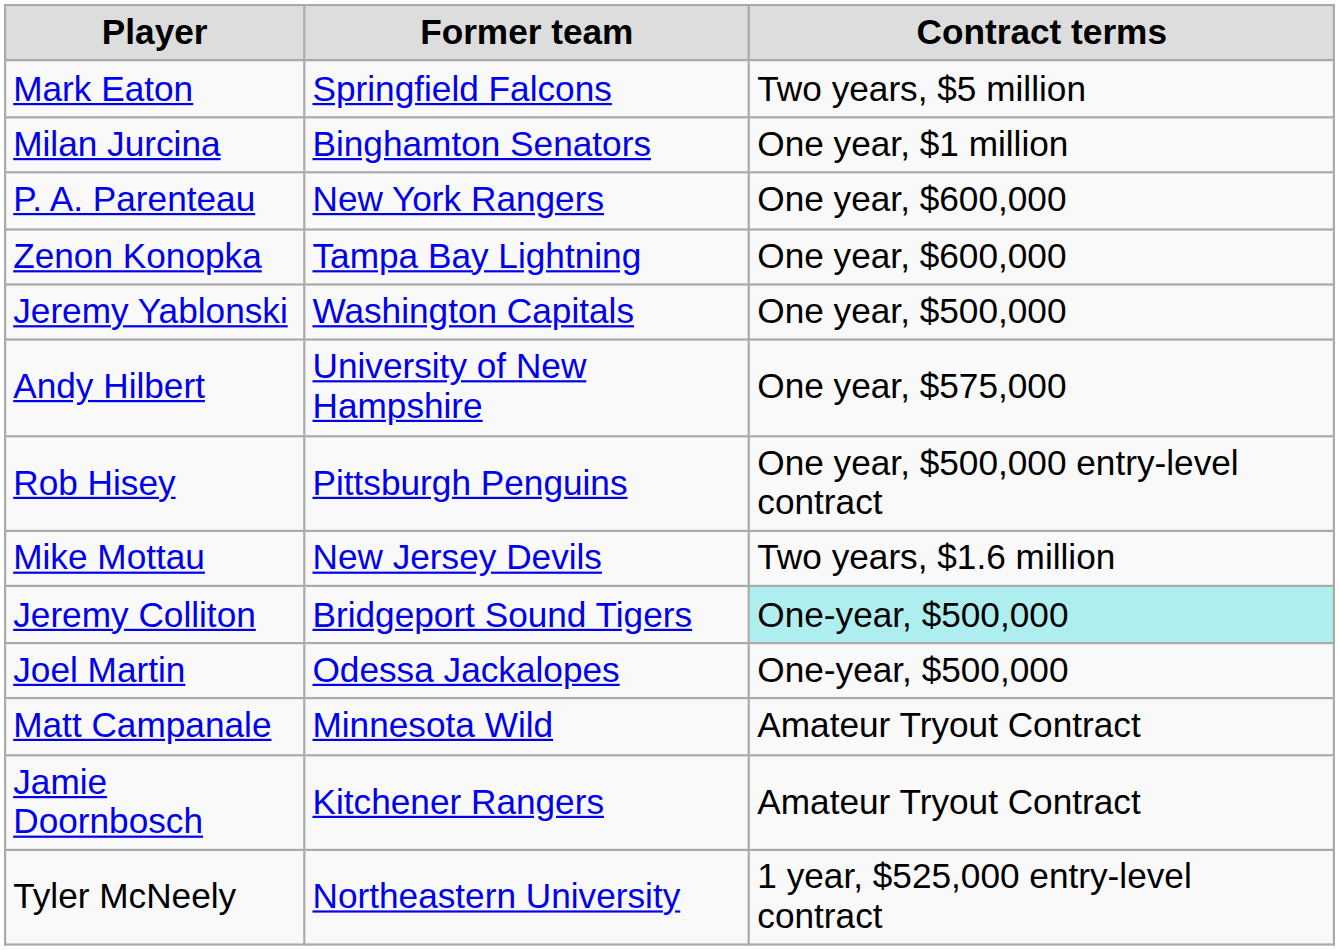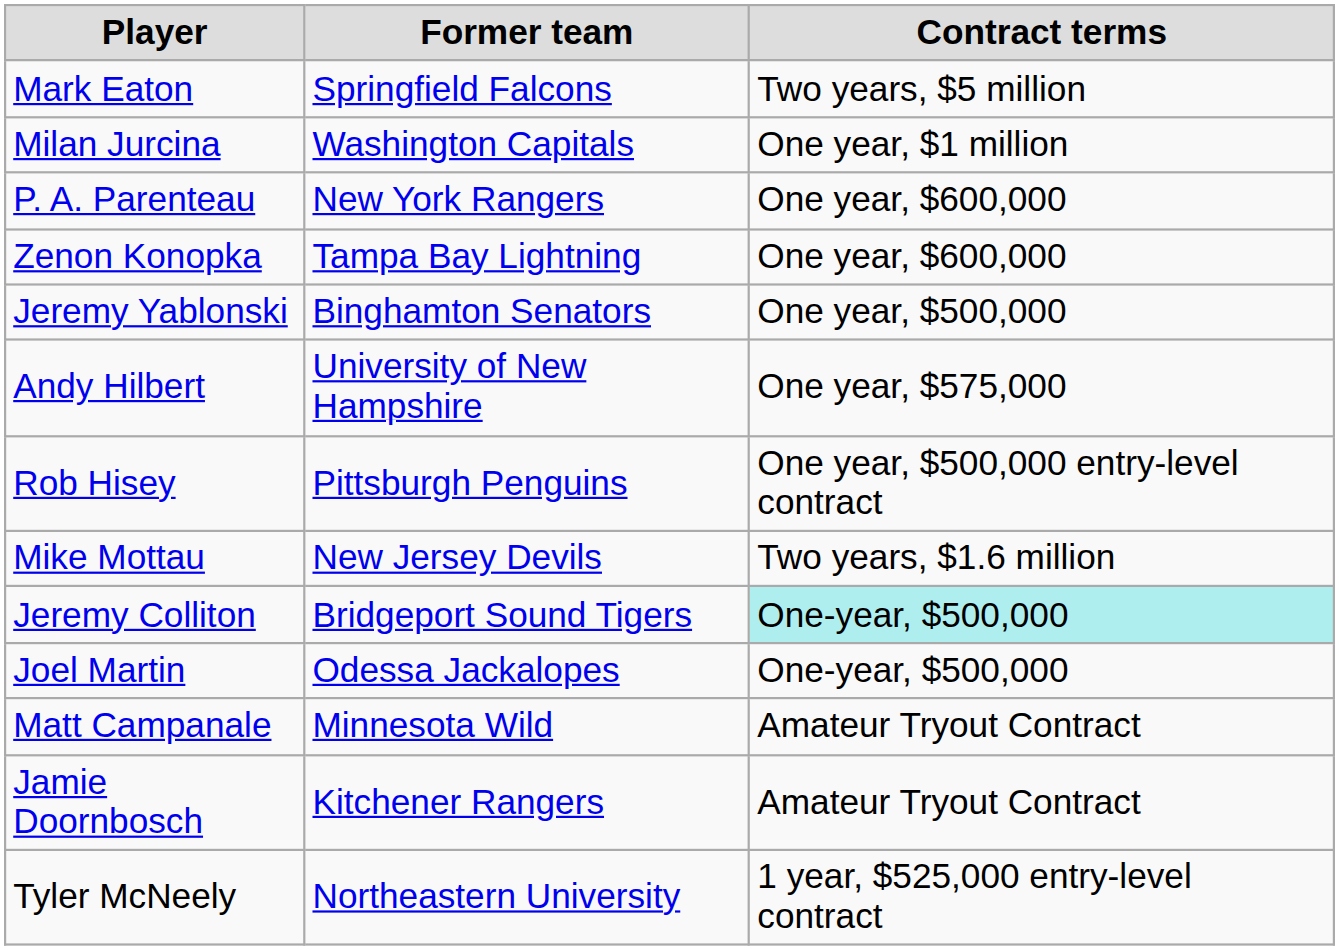(482, 144) Binghamton Senators -> (473, 144) Washington Capitals
(473, 311) Washington Capitals -> (482, 311) Binghamton Senators
